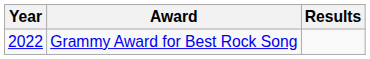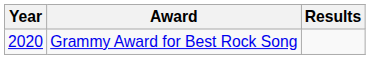(26, 41) 2022 -> (26, 41) 2020
